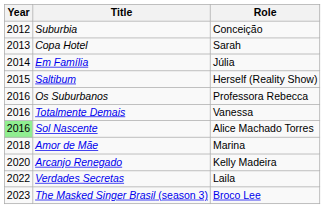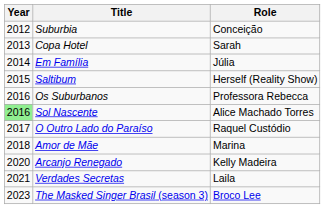- row: (80, 113)
+ row: (94, 129)
(19, 179) 2022 -> (19, 179) 2021
